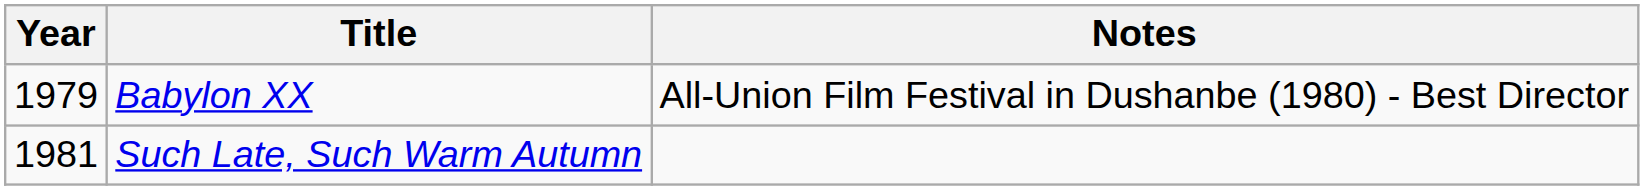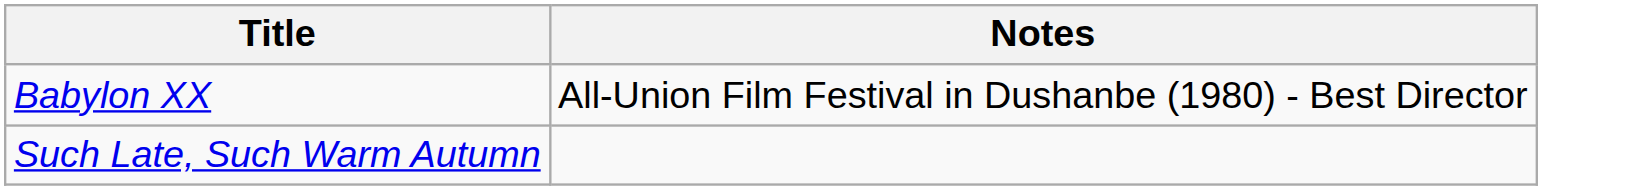- column: (56, 34)
